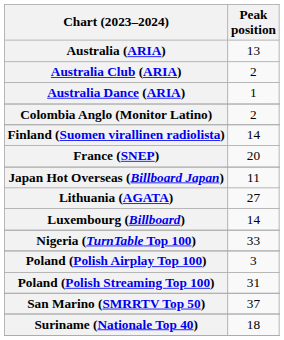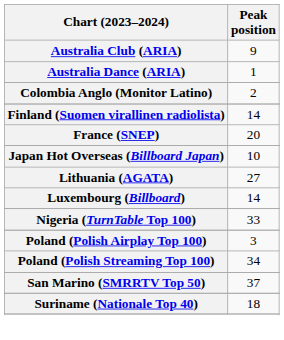- row: (116, 51)
(253, 72) 2 -> (253, 51) 9
(253, 177) 11 -> (253, 156) 10
(253, 282) 31 -> (253, 261) 34
